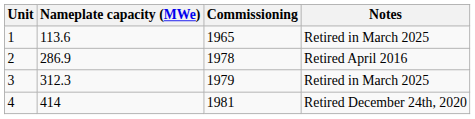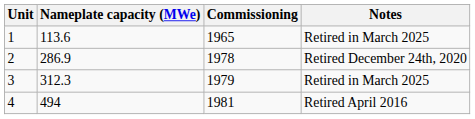(356, 59) Retired April 2016 -> (386, 59) Retired December 24th, 2020
(50, 102) 414 -> (50, 102) 494
(386, 102) Retired December 24th, 2020 -> (356, 102) Retired April 2016
